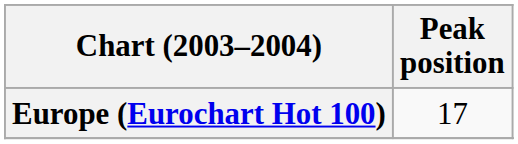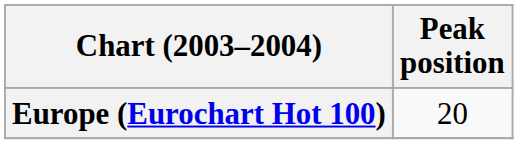(452, 112) 17 -> (452, 112) 20
